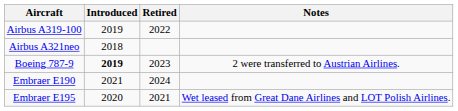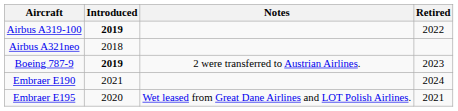columns swapped: (160, 13) <-> (316, 13)
(112, 30) normal -> (112, 30) bold
